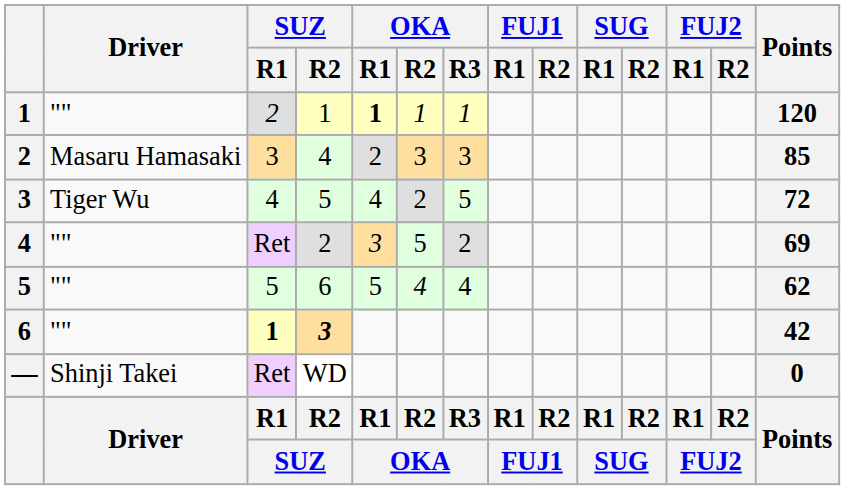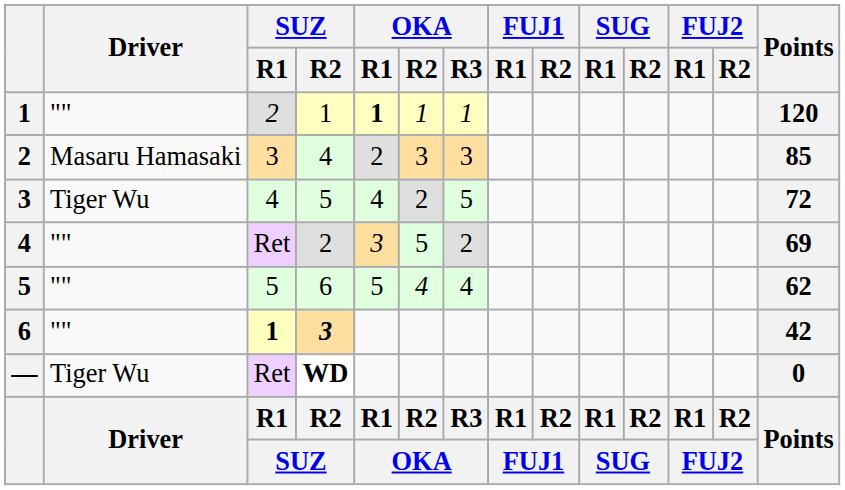(114, 374) Shinji Takei -> (100, 374) Tiger Wu
(325, 374) normal -> (326, 374) bold
